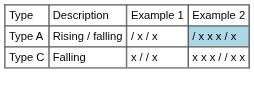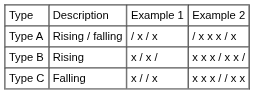(214, 36) lightblue background -> (214, 36) no background
+ row: (26, 57)
